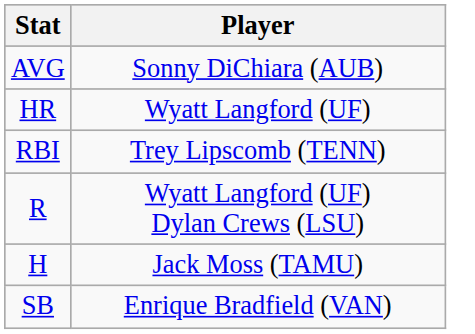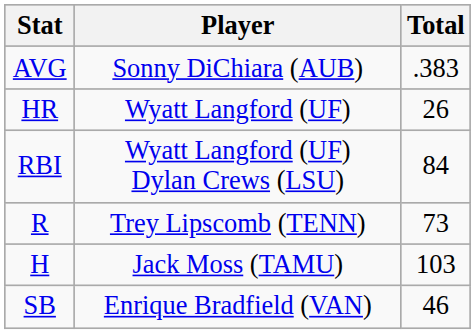+ column: (436, 25)
(258, 151) Trey Lipscomb (TENN) -> (238, 165) Wyatt Langford (UF) Dylan Crews (LSU)
(258, 207) Wyatt Langford (UF) Dylan Crews (LSU) -> (238, 222) Trey Lipscomb (TENN)
